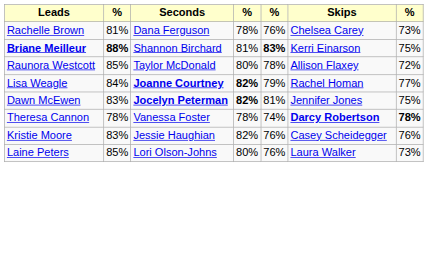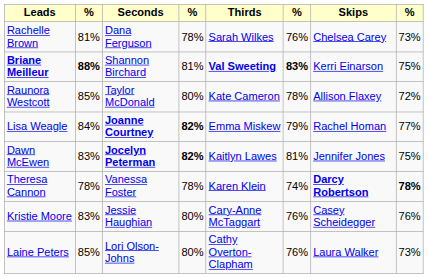+ column: (245, 13)
(247, 135) 82% -> (192, 216) 80%
